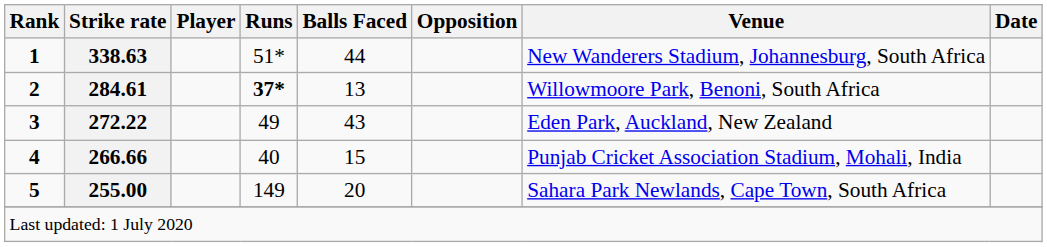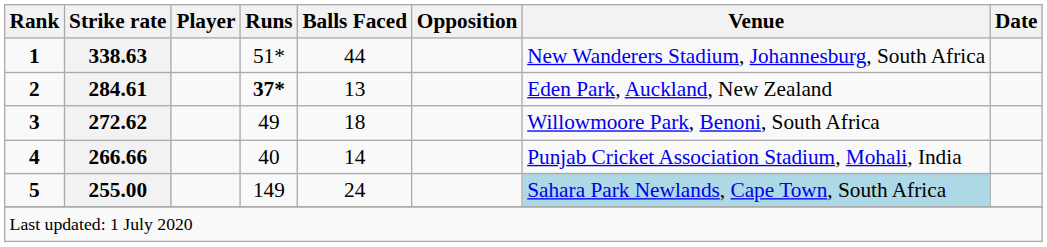(703, 88) Willowmoore Park, Benoni, South Africa -> (680, 88) Eden Park, Auckland, New Zealand
(118, 122) 272.22 -> (118, 122) 272.62
(355, 122) 43 -> (355, 122) 18
(680, 122) Eden Park, Auckland, New Zealand -> (703, 122) Willowmoore Park, Benoni, South Africa
(355, 156) 15 -> (355, 156) 14
(355, 190) 20 -> (355, 190) 24
(737, 190) no background -> (737, 190) lightblue background
